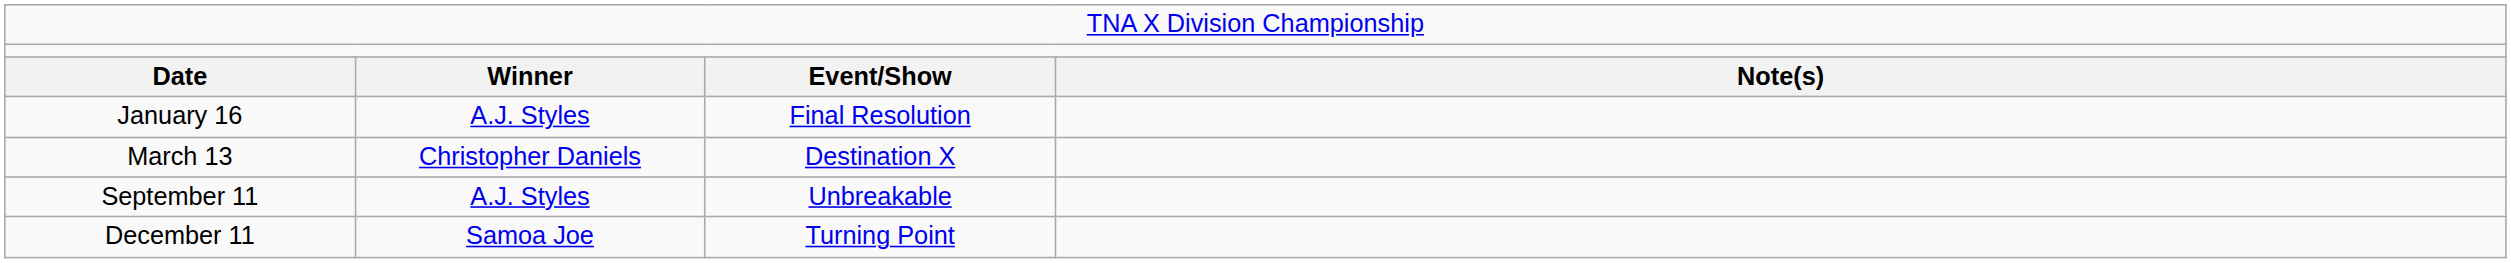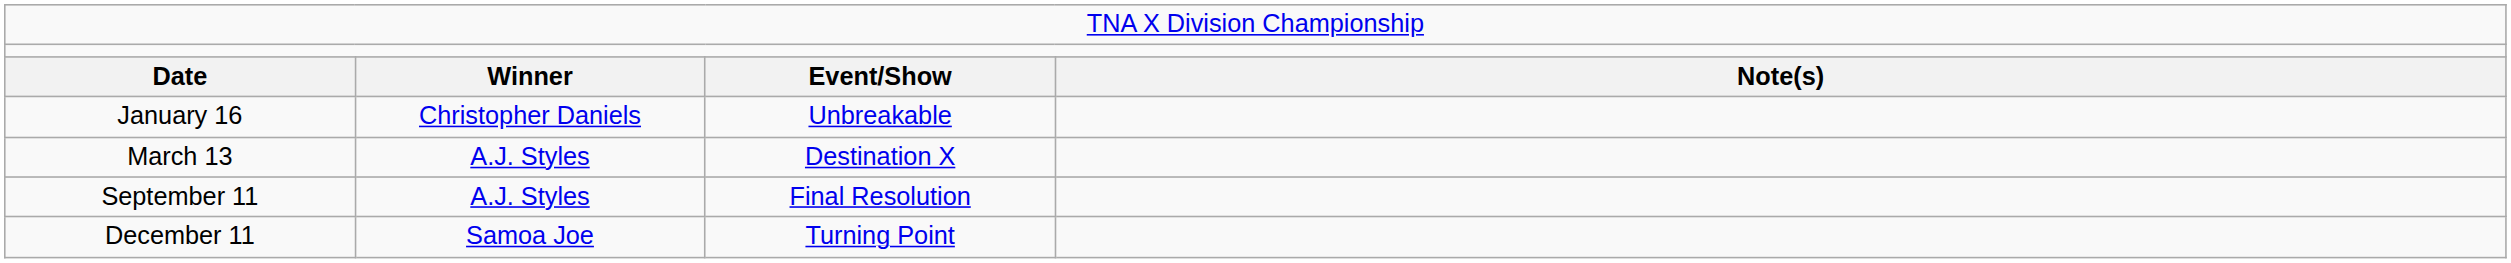(530, 116) A.J. Styles -> (530, 116) Christopher Daniels
(880, 116) Final Resolution -> (880, 116) Unbreakable
(530, 156) Christopher Daniels -> (530, 156) A.J. Styles
(880, 196) Unbreakable -> (880, 196) Final Resolution
